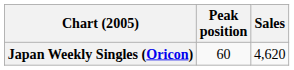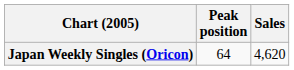(224, 53) 60 -> (224, 53) 64
